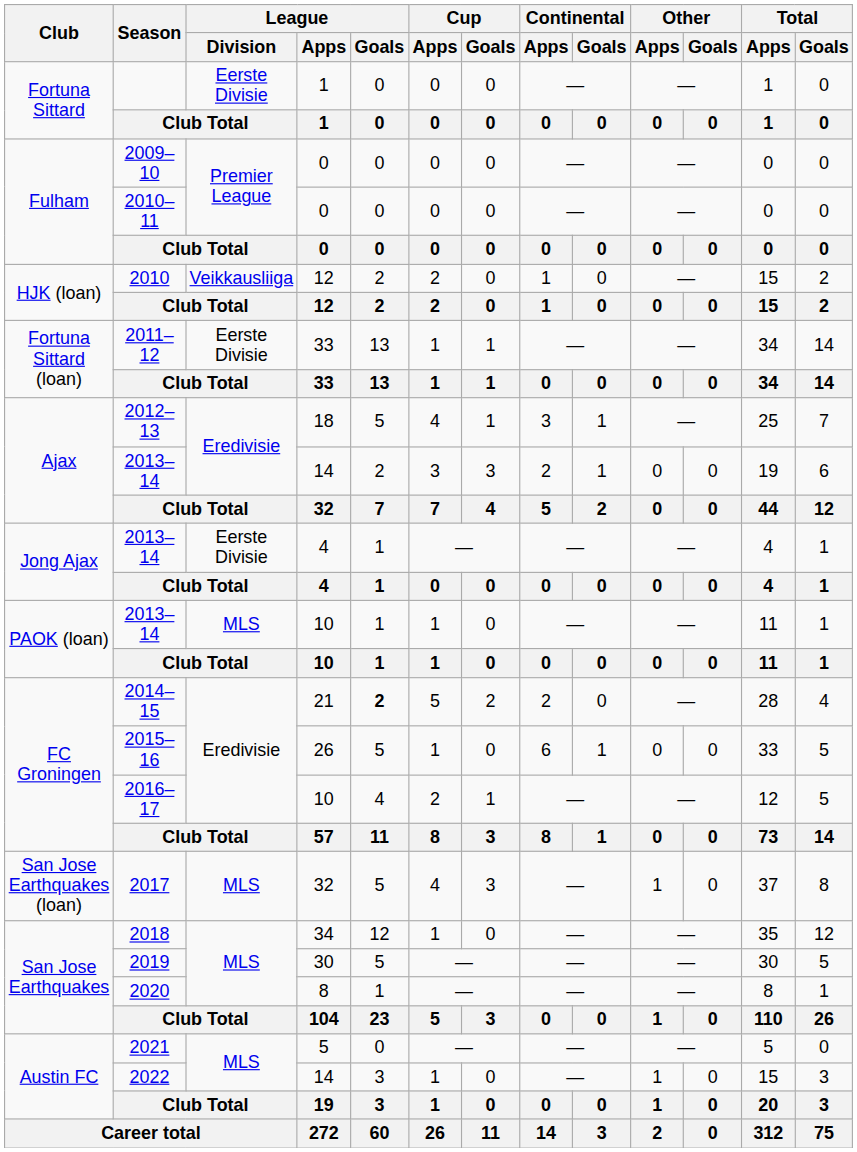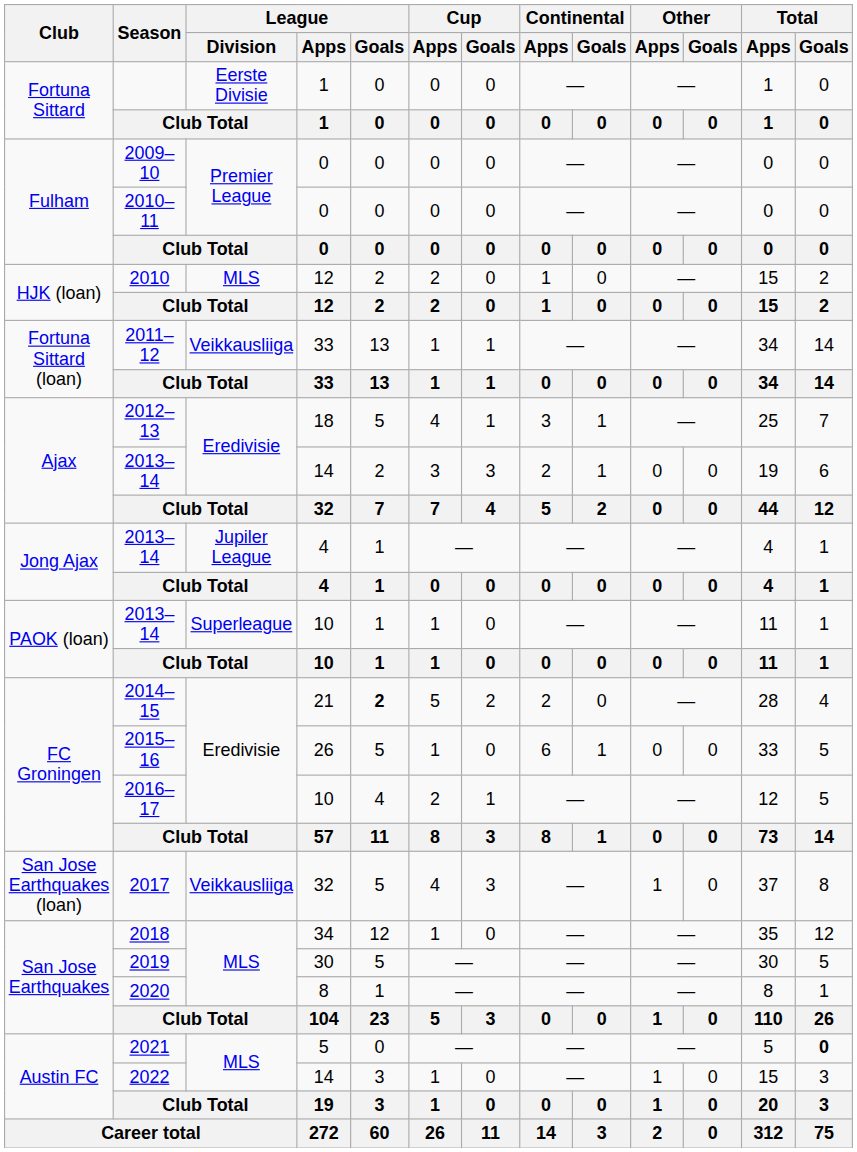(241, 278) Veikkausliiga -> (241, 278) MLS
(241, 345) Eerste Divisie -> (241, 345) Veikkausliiga
(241, 547) Eerste Divisie -> (241, 547) Jupiler League
(241, 624) MLS -> (241, 624) Superleague
(241, 885) MLS -> (241, 885) Veikkausliiga
(824, 1048) normal -> (824, 1048) bold
